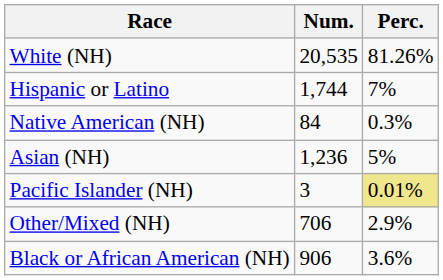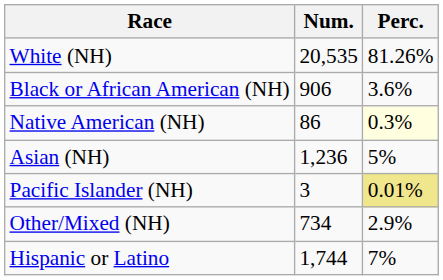rows swapped: (150, 257) <-> (89, 88)
(310, 122) 84 -> (310, 122) 86
(390, 122) no background -> (390, 122) lightyellow background
(315, 223) 706 -> (315, 223) 734
